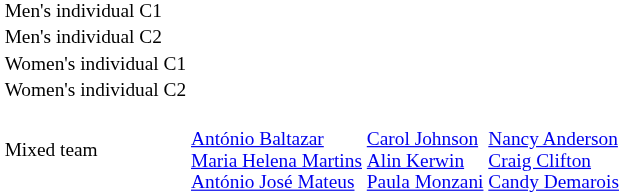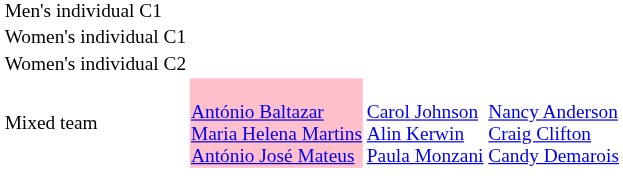- row: (83, 37)
(276, 160) no background -> (276, 133) pink background
